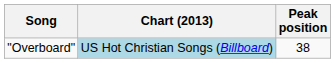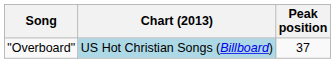(303, 48) 38 -> (303, 48) 37
